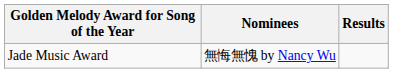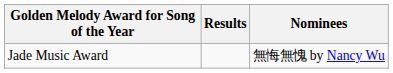columns swapped: (270, 24) <-> (364, 24)
